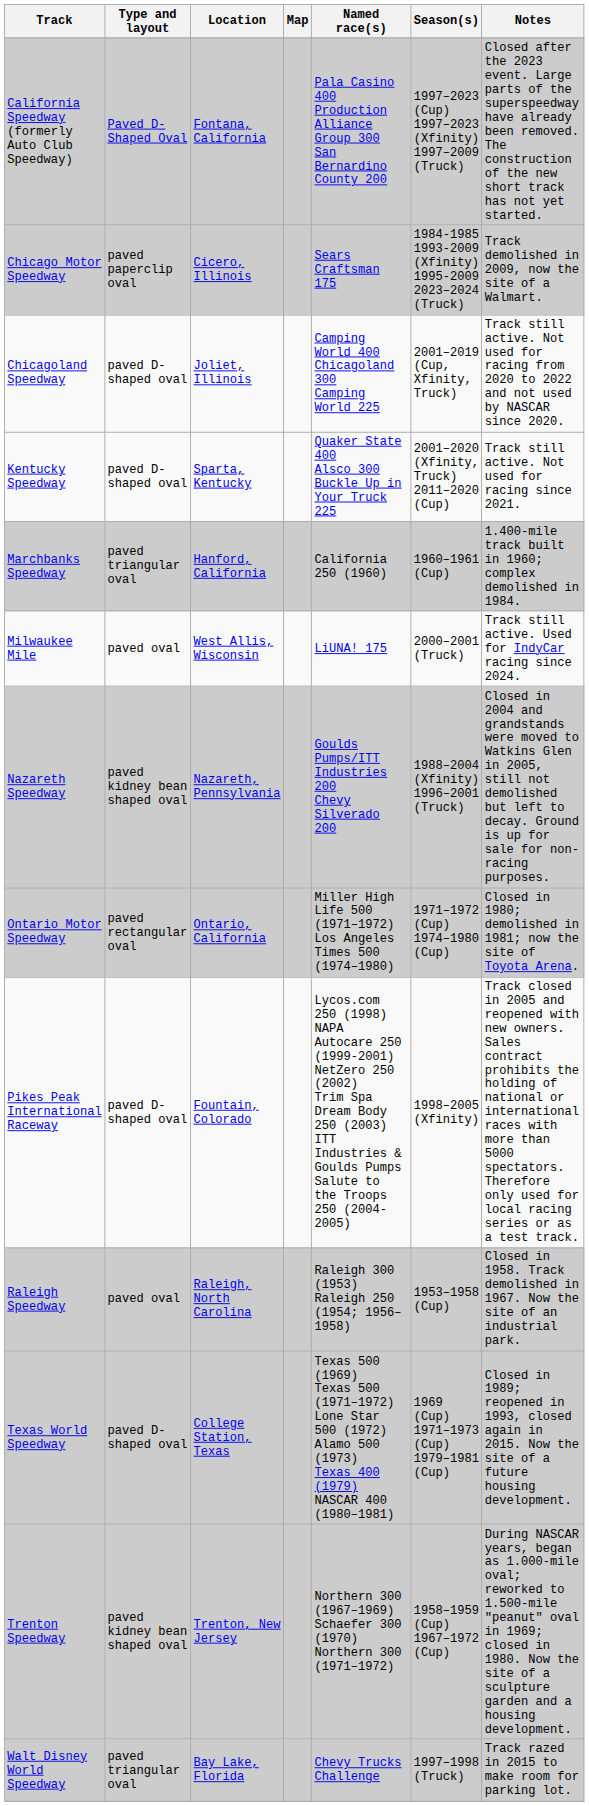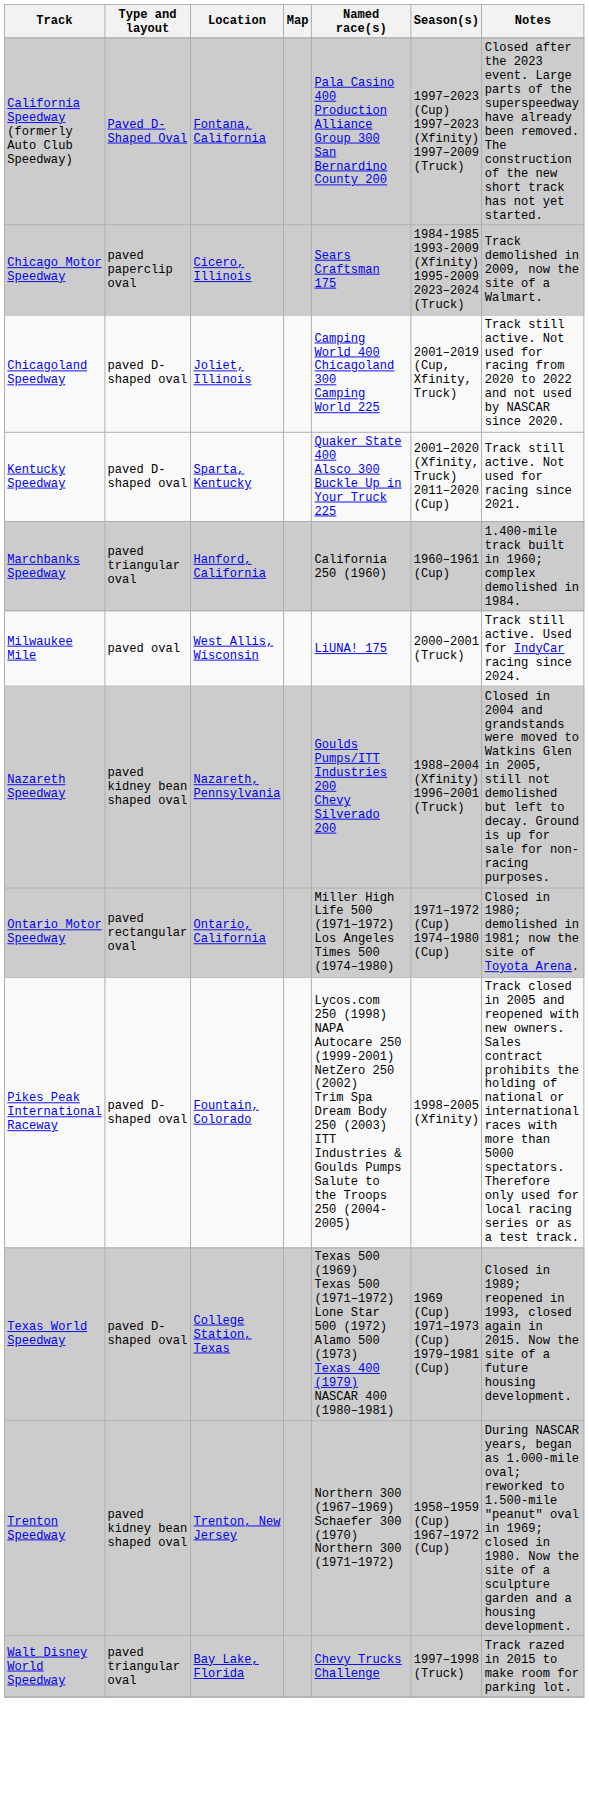- row: (36, 1299)
